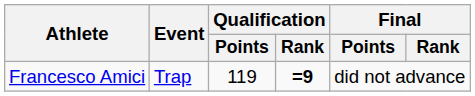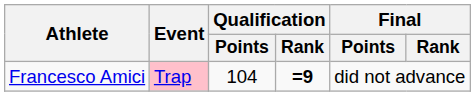(173, 77) no background -> (173, 77) pink background
(242, 77) 119 -> (242, 77) 104
